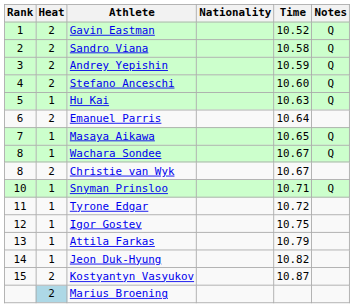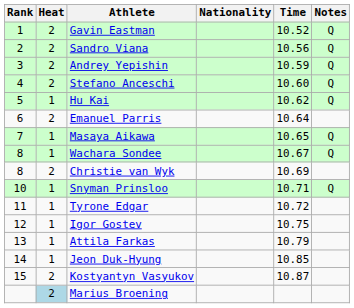(293, 49) 10.58 -> (293, 49) 10.56
(293, 101) 10.63 -> (293, 101) 10.62
(293, 171) 10.67 -> (293, 171) 10.69
(293, 259) 10.82 -> (293, 259) 10.85
